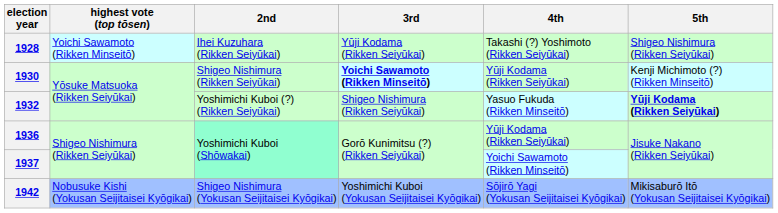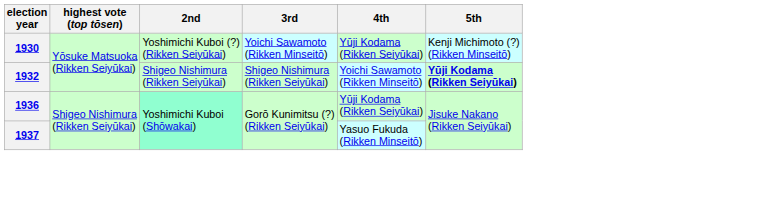- row: (27, 48)
(239, 77) Shigeo Nishimura (Rikken Seiyūkai) -> (191, 48) Yoshimichi Kuboi (?) (Rikken Seiyūkai)
(386, 77) bold -> (286, 48) normal
(245, 106) Yoshimichi Kuboi (?) (Rikken Seiyūkai) -> (185, 77) Shigeo Nishimura (Rikken Seiyūkai)
(527, 106) Yasuo Fukuda (Rikken Minseitō) -> (381, 77) Yoichi Sawamoto (Rikken Minseitō)
(527, 164) Yoichi Sawamoto (Rikken Minseitō) -> (381, 135) Yasuo Fukuda (Rikken Minseitō)
- row: (27, 193)
